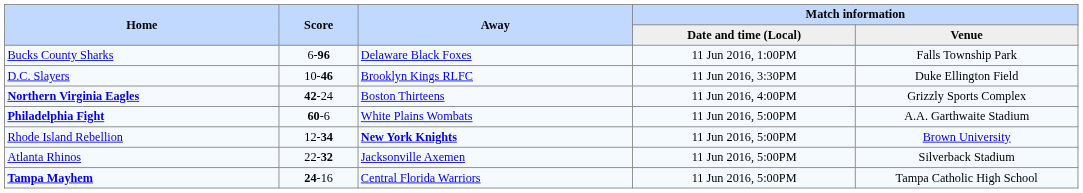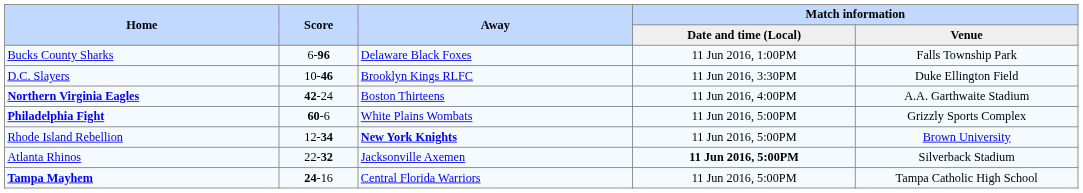(967, 96) Grizzly Sports Complex -> (967, 96) A.A. Garthwaite Stadium
(967, 116) A.A. Garthwaite Stadium -> (967, 116) Grizzly Sports Complex
(744, 157) normal -> (744, 157) bold
